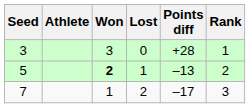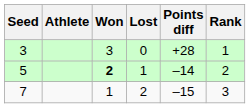(183, 71) –13 -> (183, 71) –14
(183, 92) –17 -> (183, 92) –15
